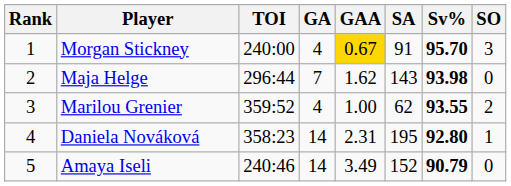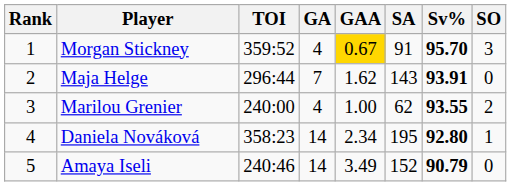(269, 48) 240:00 -> (269, 48) 359:52
(447, 78) 93.98 -> (447, 78) 93.91
(269, 107) 359:52 -> (269, 107) 240:00
(360, 136) 2.31 -> (360, 136) 2.34
